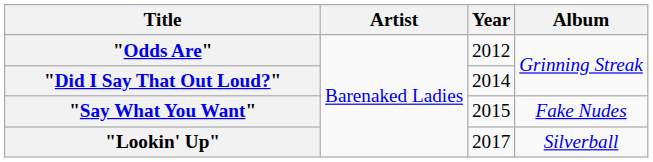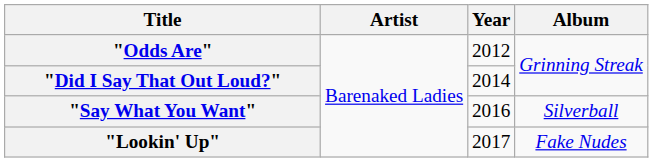(491, 111) 2015 -> (491, 111) 2016
(581, 111) Fake Nudes -> (581, 111) Silverball
(581, 141) Silverball -> (581, 141) Fake Nudes
